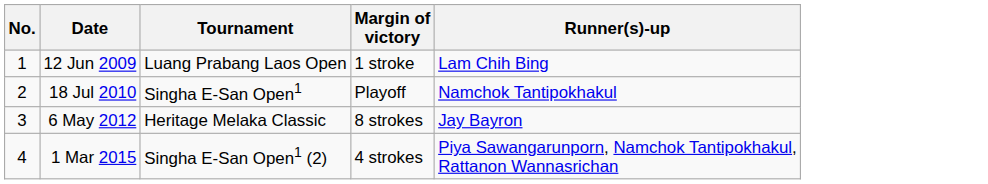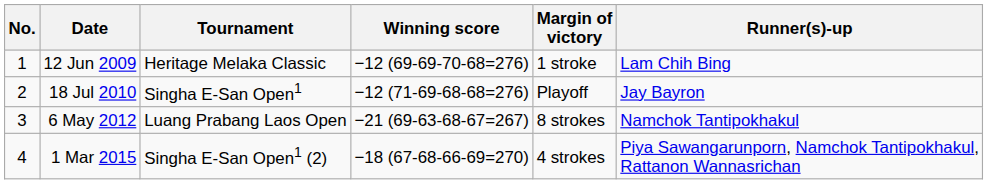+ column: (442, 28)
(245, 64) Luang Prabang Laos Open -> (235, 64) Heritage Melaka Classic
(527, 92) Namchok Tantipokhakul -> (662, 92) Jay Bayron
(235, 120) Heritage Melaka Classic -> (245, 120) Luang Prabang Laos Open
(480, 120) Jay Bayron -> (710, 120) Namchok Tantipokhakul
